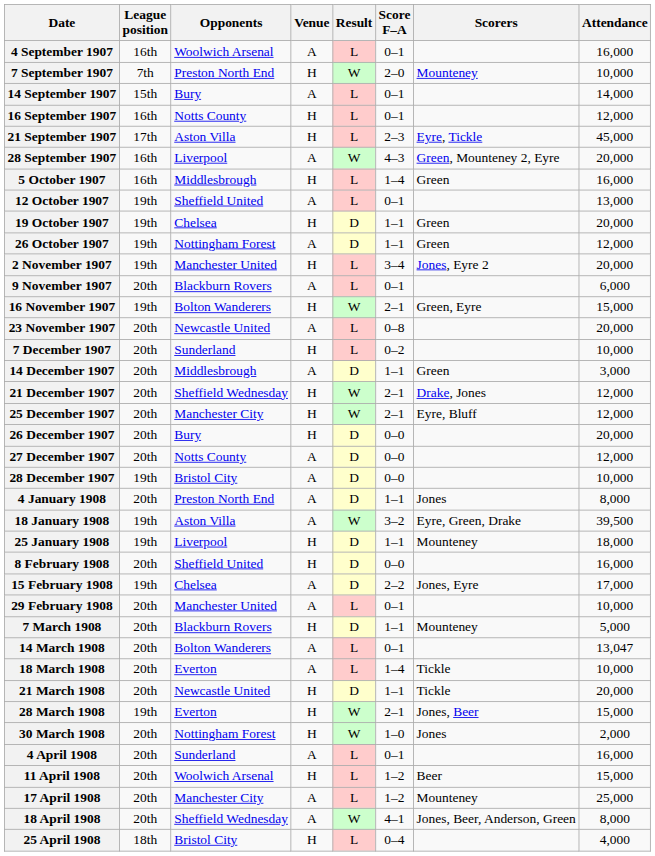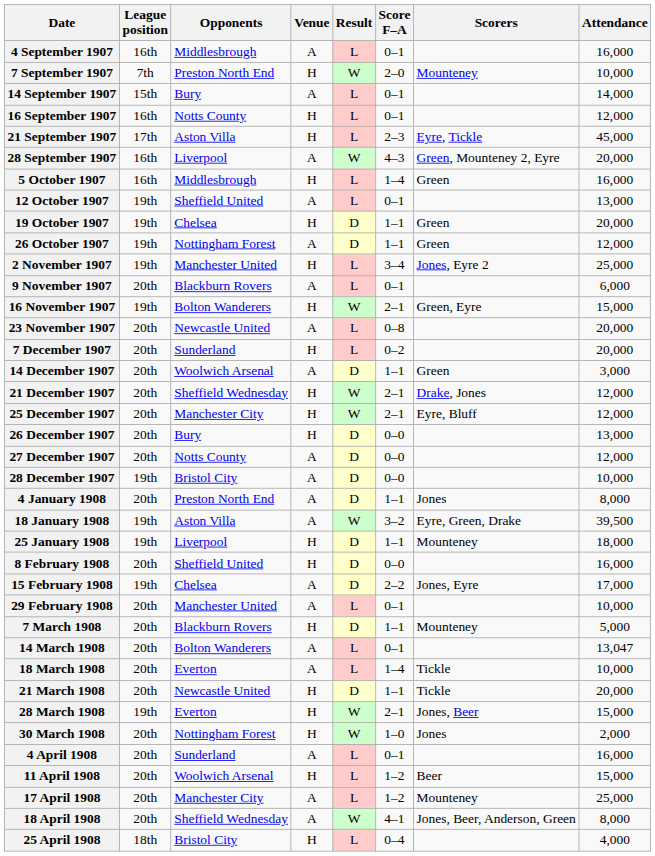(224, 51) Woolwich Arsenal -> (215, 51) Middlesbrough
(615, 264) 20,000 -> (615, 264) 25,000
(615, 350) 10,000 -> (615, 350) 20,000
(215, 371) Middlesbrough -> (224, 371) Woolwich Arsenal
(615, 435) 20,000 -> (615, 435) 13,000
